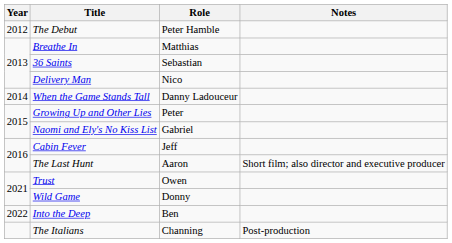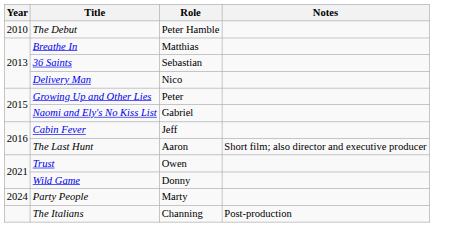(17, 29) 2012 -> (17, 29) 2010
- row: (91, 96)
- row: (61, 213)
+ row: (60, 197)
